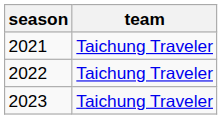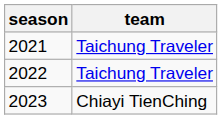(145, 101) Taichung Traveler -> (142, 101) Chiayi TienChing
